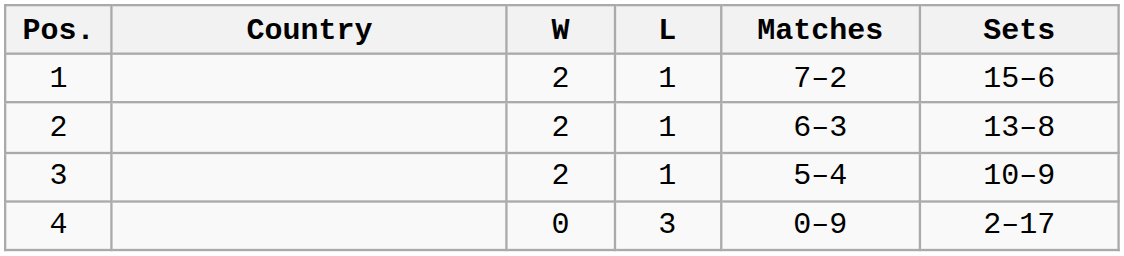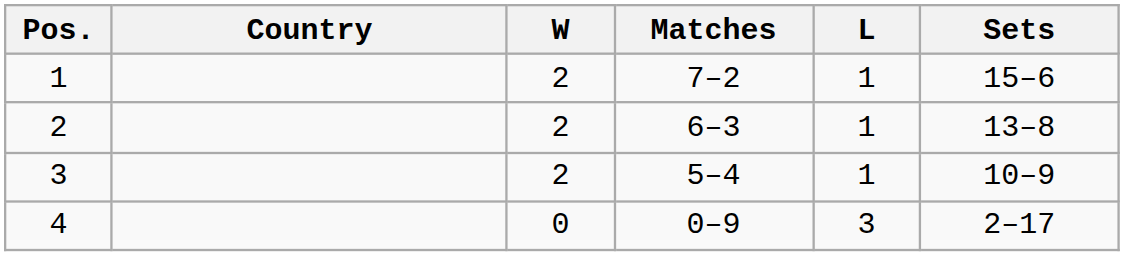columns swapped: (667, 30) <-> (820, 30)
